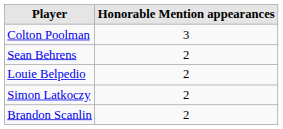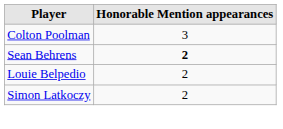(186, 54) normal -> (185, 54) bold
- row: (50, 114)
